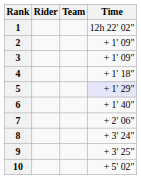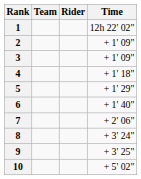columns swapped: (46, 12) <-> (74, 12)
(119, 89) lavender background -> (119, 89) no background
